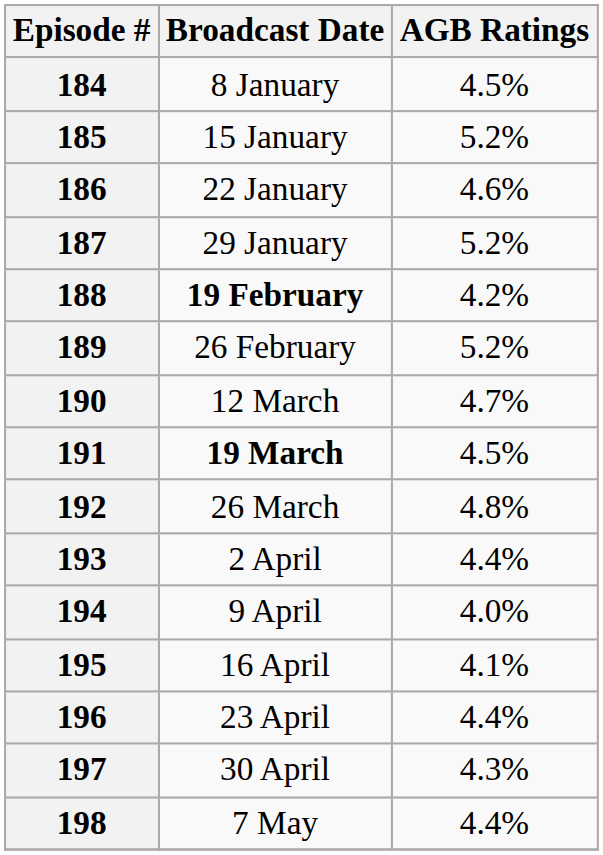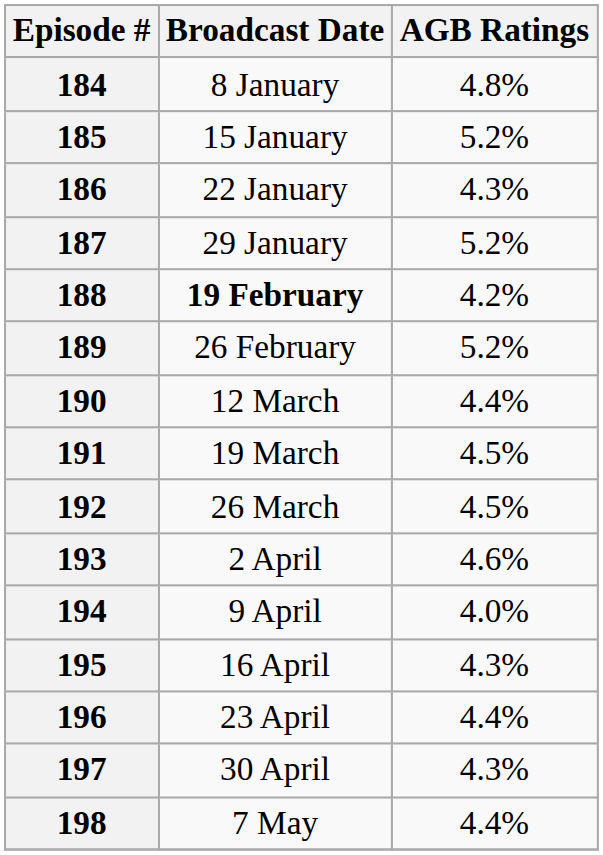(494, 83) 4.5% -> (494, 83) 4.8%
(494, 189) 4.6% -> (494, 189) 4.3%
(494, 400) 4.7% -> (494, 400) 4.4%
(275, 453) bold -> (275, 453) normal
(494, 505) 4.8% -> (494, 505) 4.5%
(494, 558) 4.4% -> (494, 558) 4.6%
(494, 664) 4.1% -> (494, 664) 4.3%
